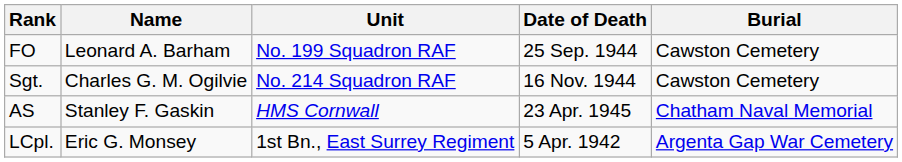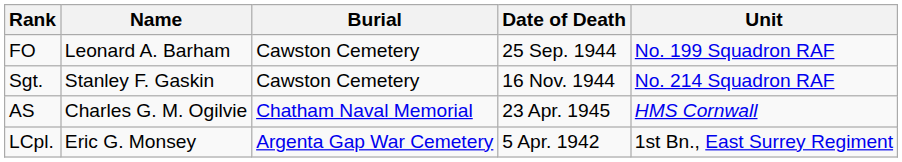columns swapped: (385, 19) <-> (774, 19)
(156, 80) Charles G. M. Ogilvie -> (140, 80) Stanley F. Gaskin
(140, 111) Stanley F. Gaskin -> (156, 111) Charles G. M. Ogilvie
